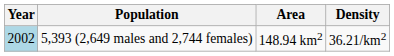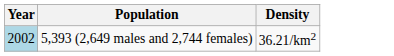- column: (291, 15)
